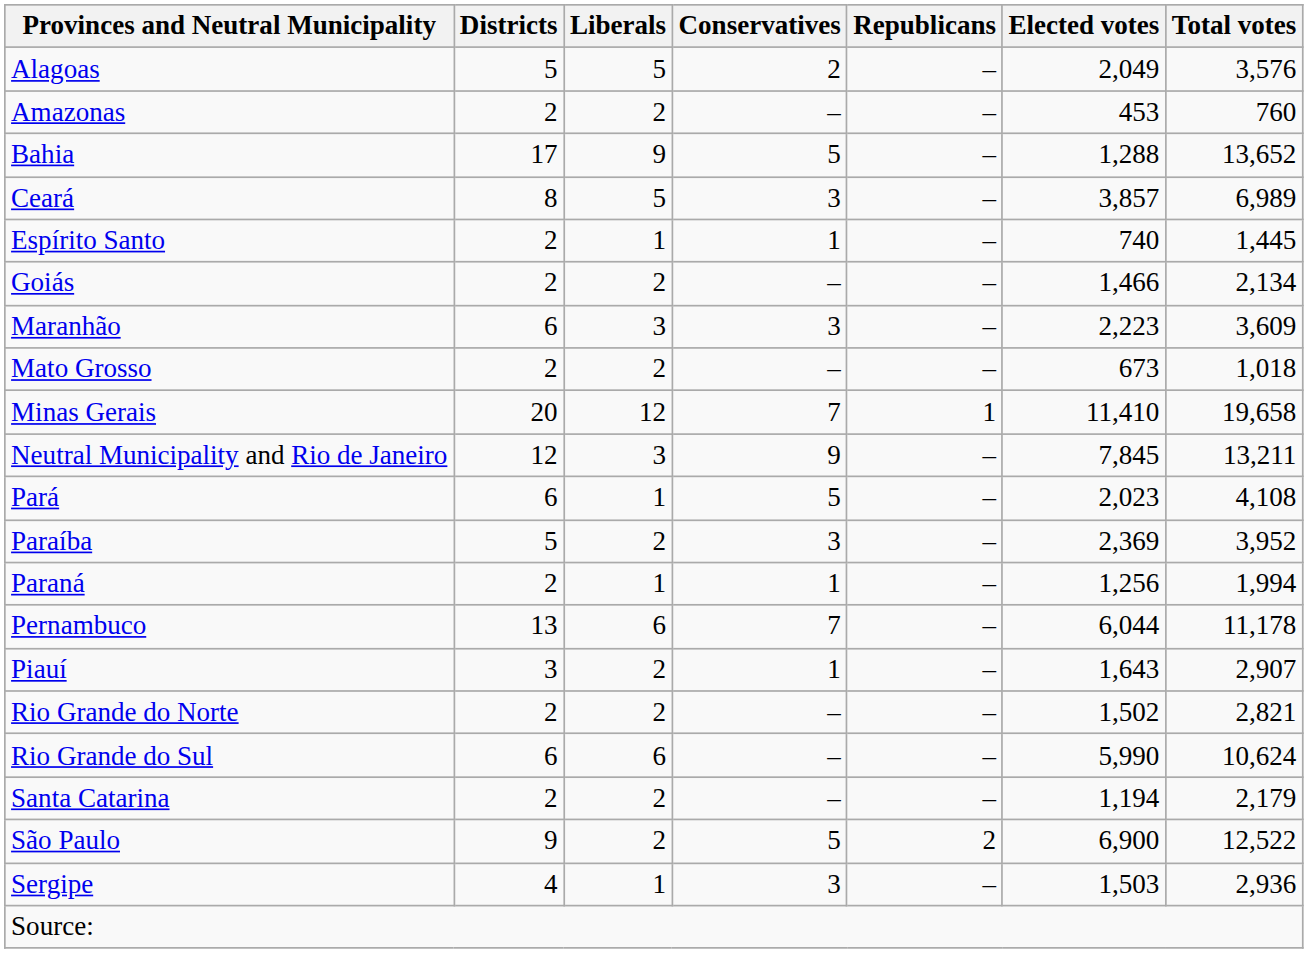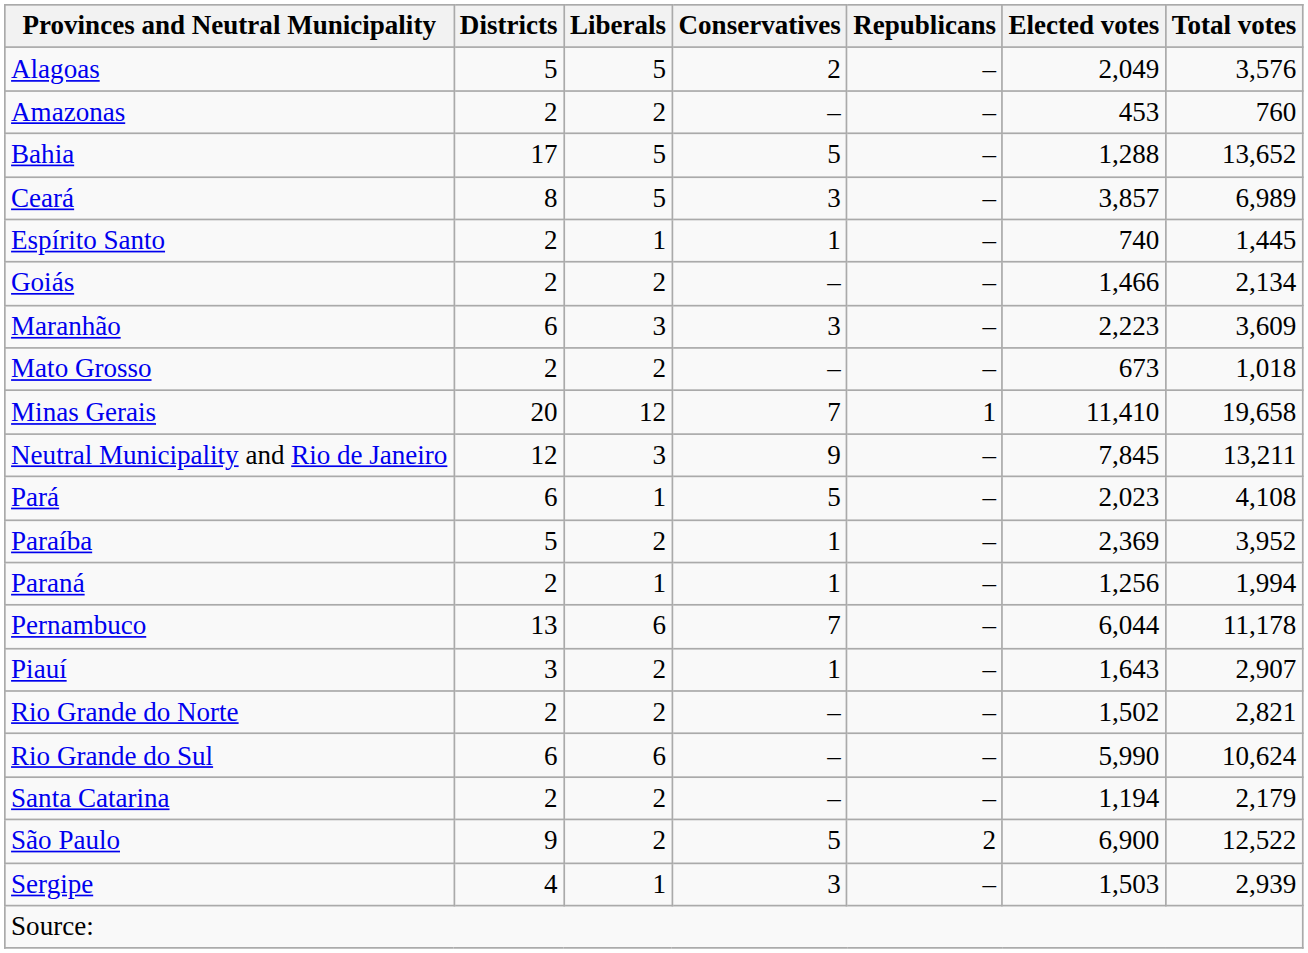(659, 154) 9 -> (659, 154) 5
(834, 540) 3 -> (834, 540) 1
(1266, 883) 2,936 -> (1266, 883) 2,939
